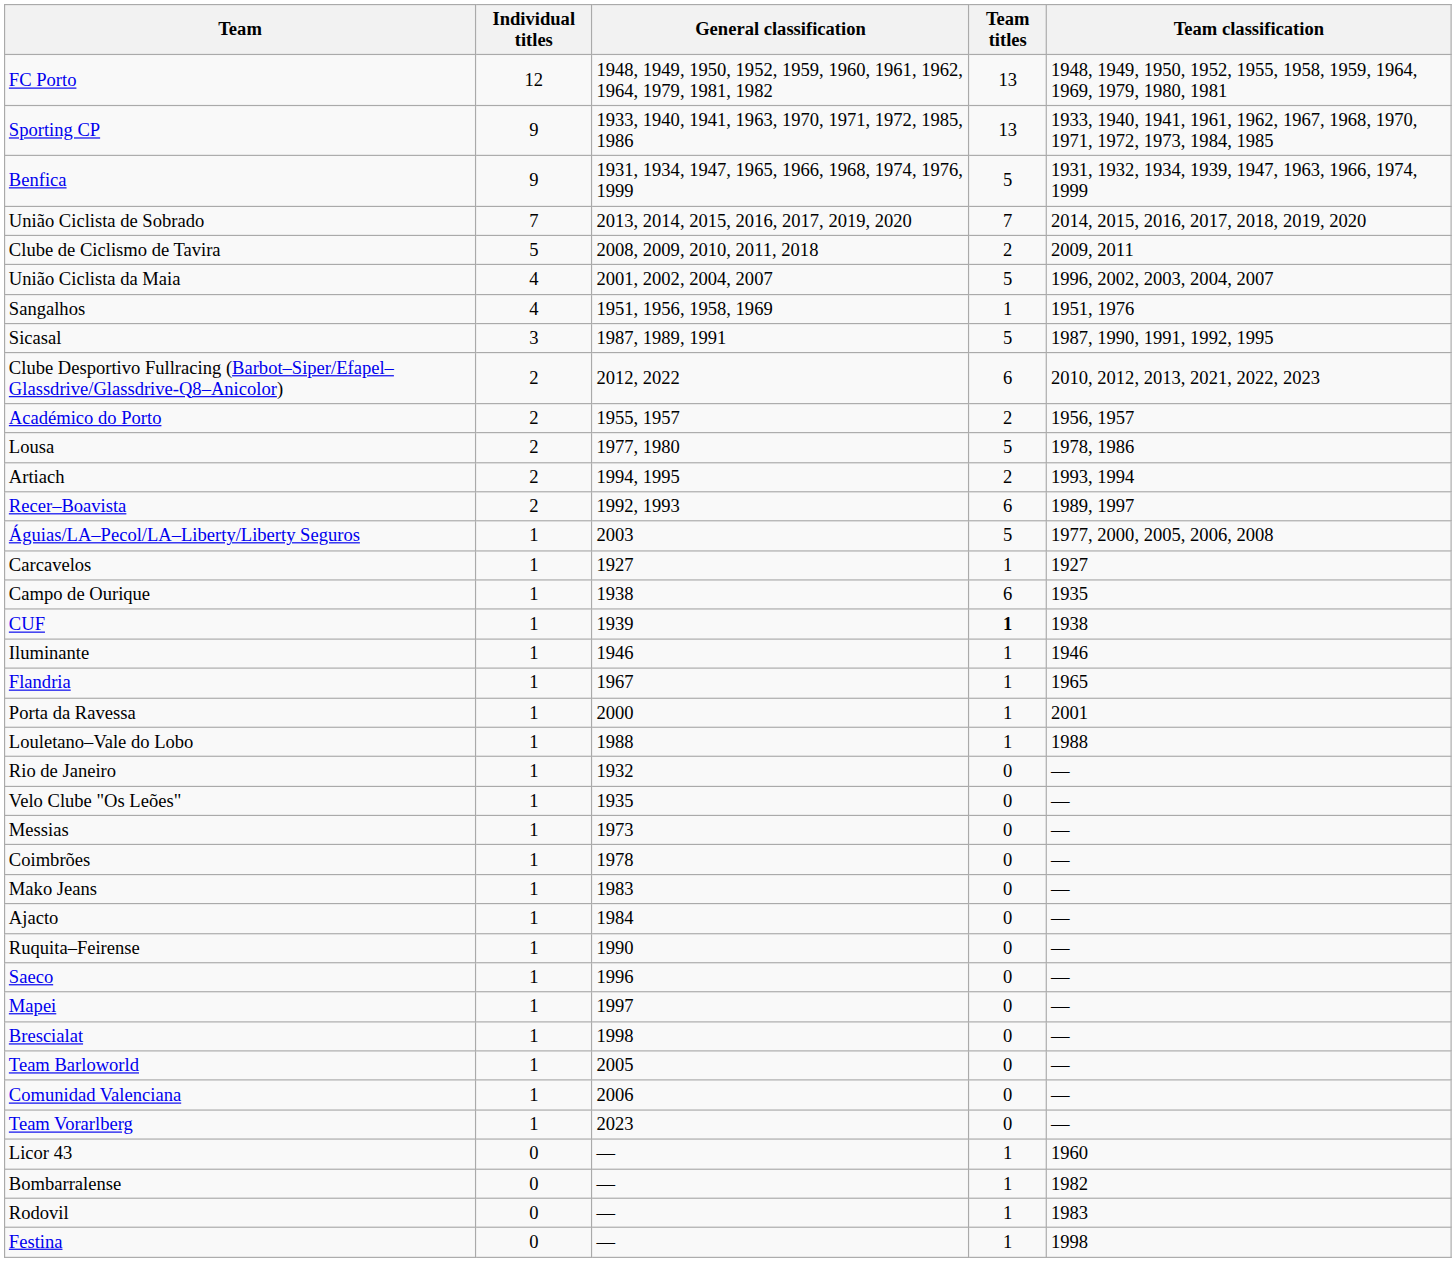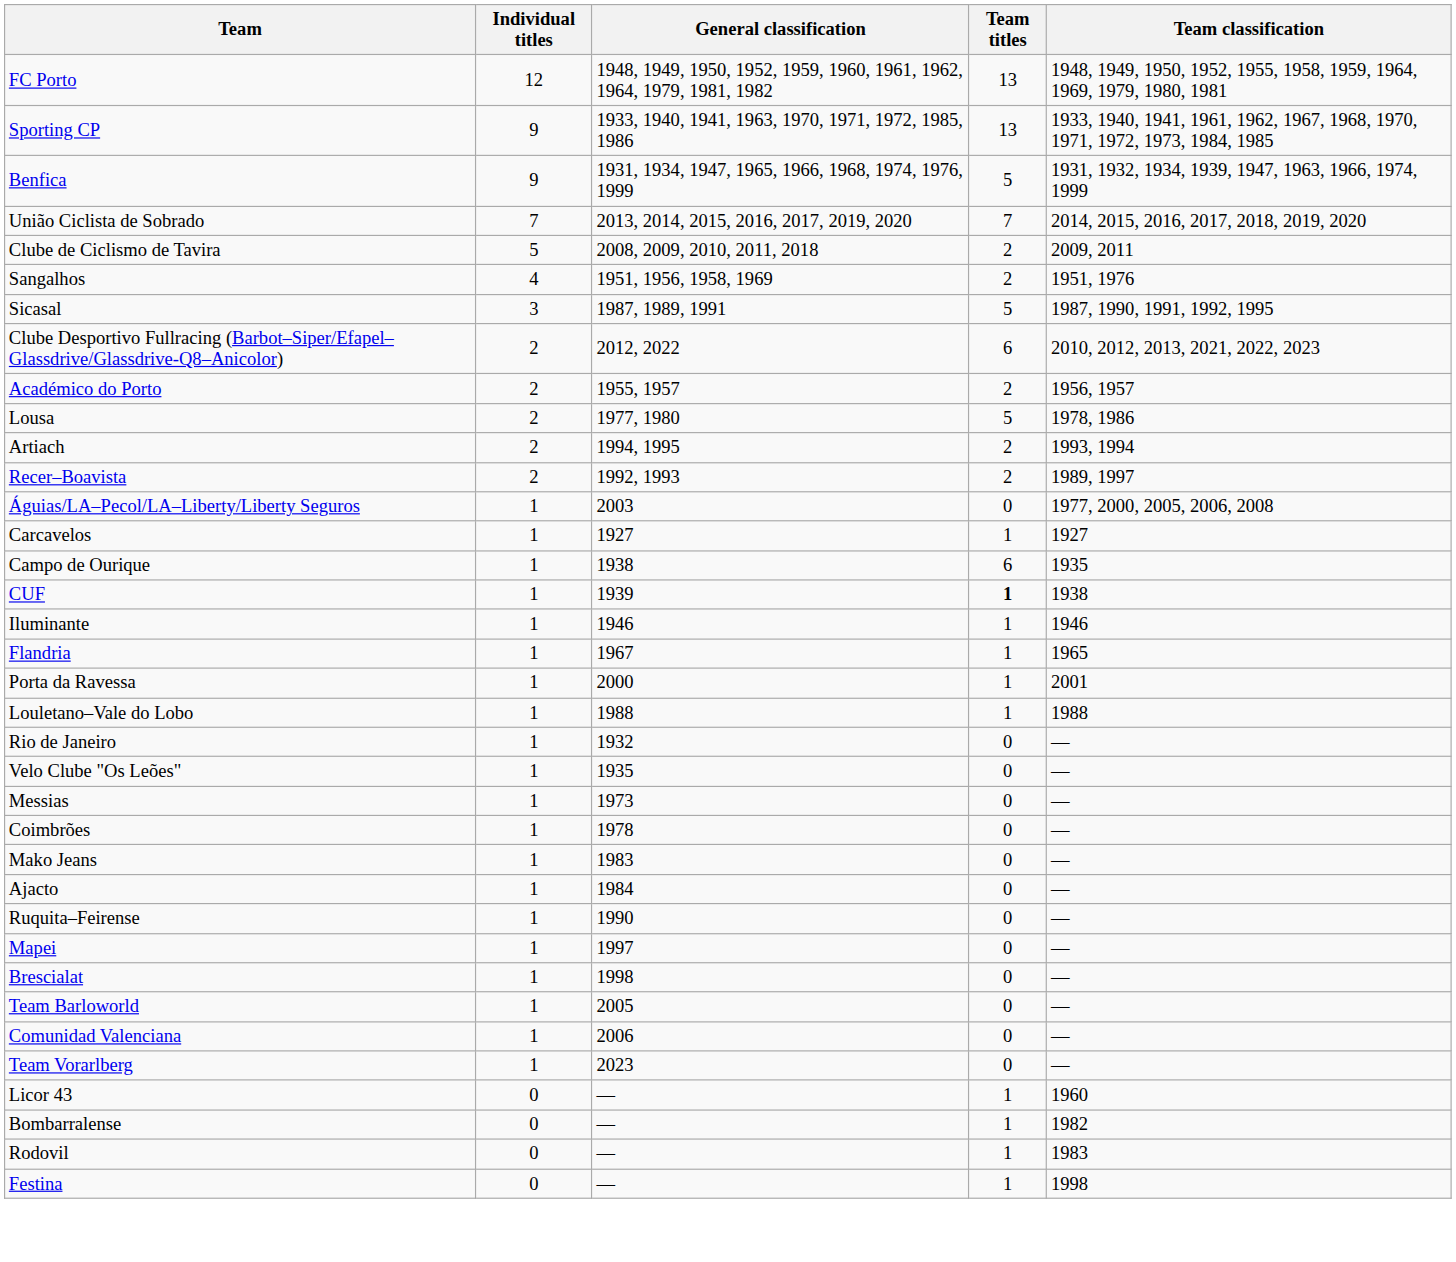- row: (95, 279)
(1008, 308) 1 -> (1008, 279) 2
(1008, 506) 6 -> (1008, 476) 2
(1008, 535) 5 -> (1008, 506) 0
- row: (31, 977)
